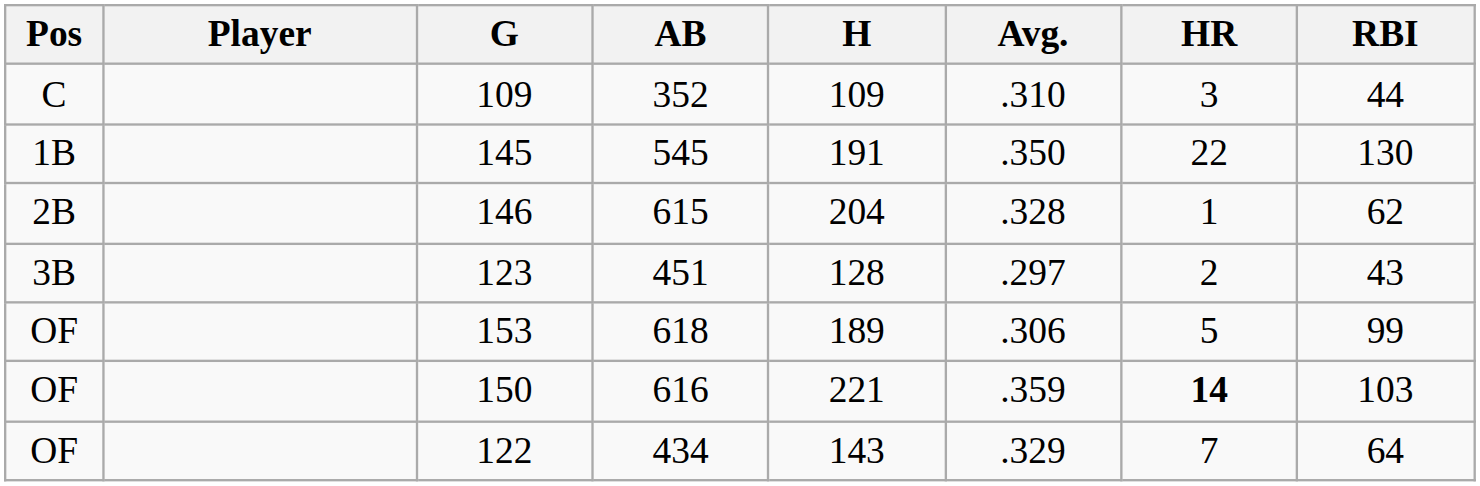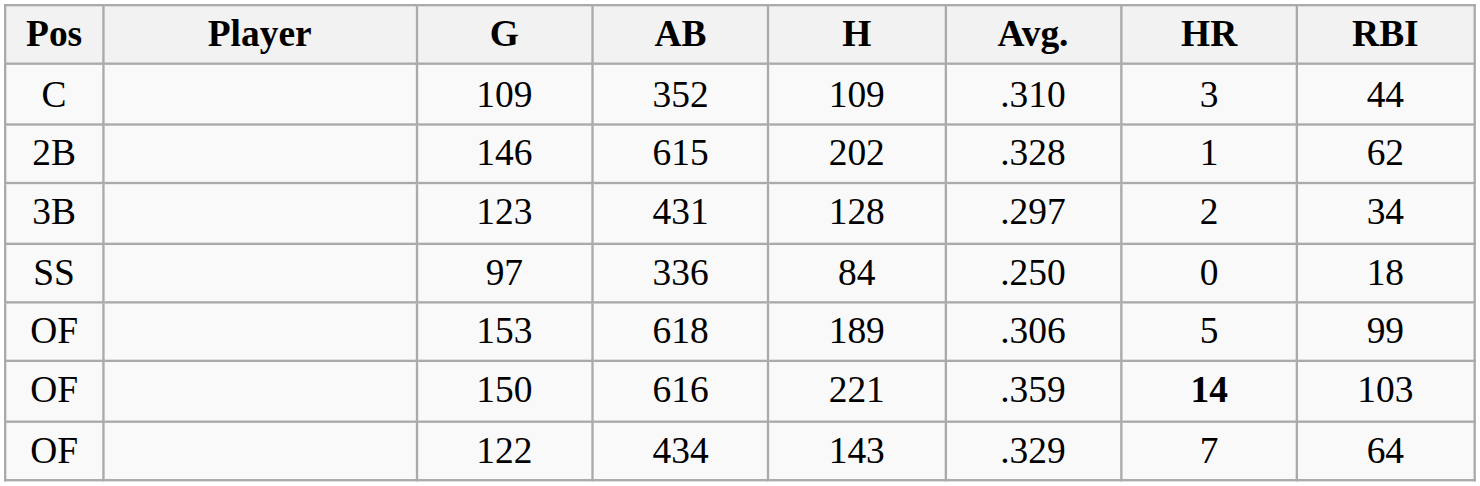- row: (504, 152)
(857, 212) 204 -> (857, 152) 202
(681, 271) 451 -> (681, 212) 431
(1385, 271) 43 -> (1385, 212) 34
+ row: (504, 271)
